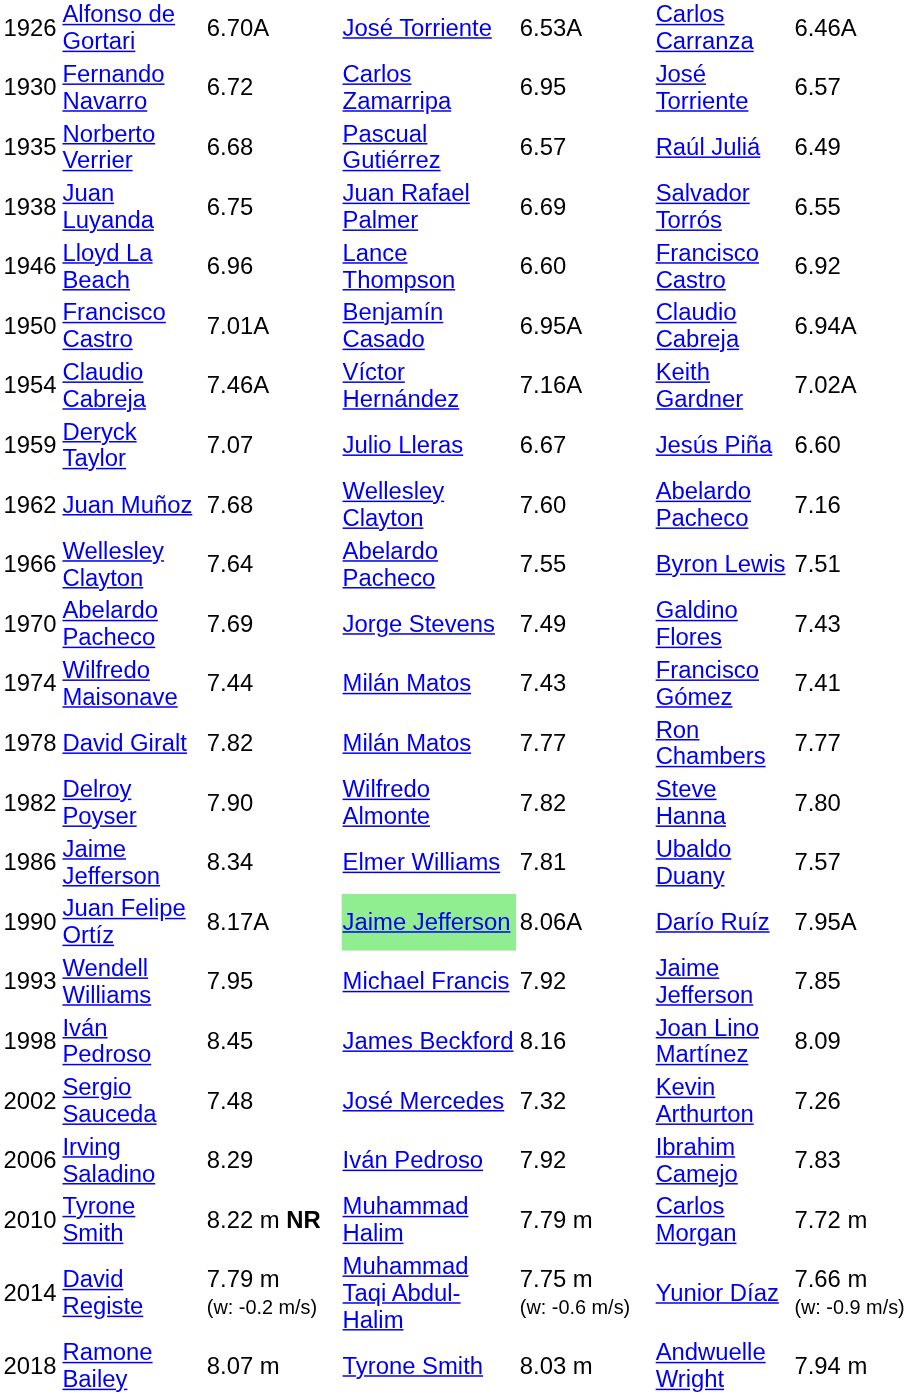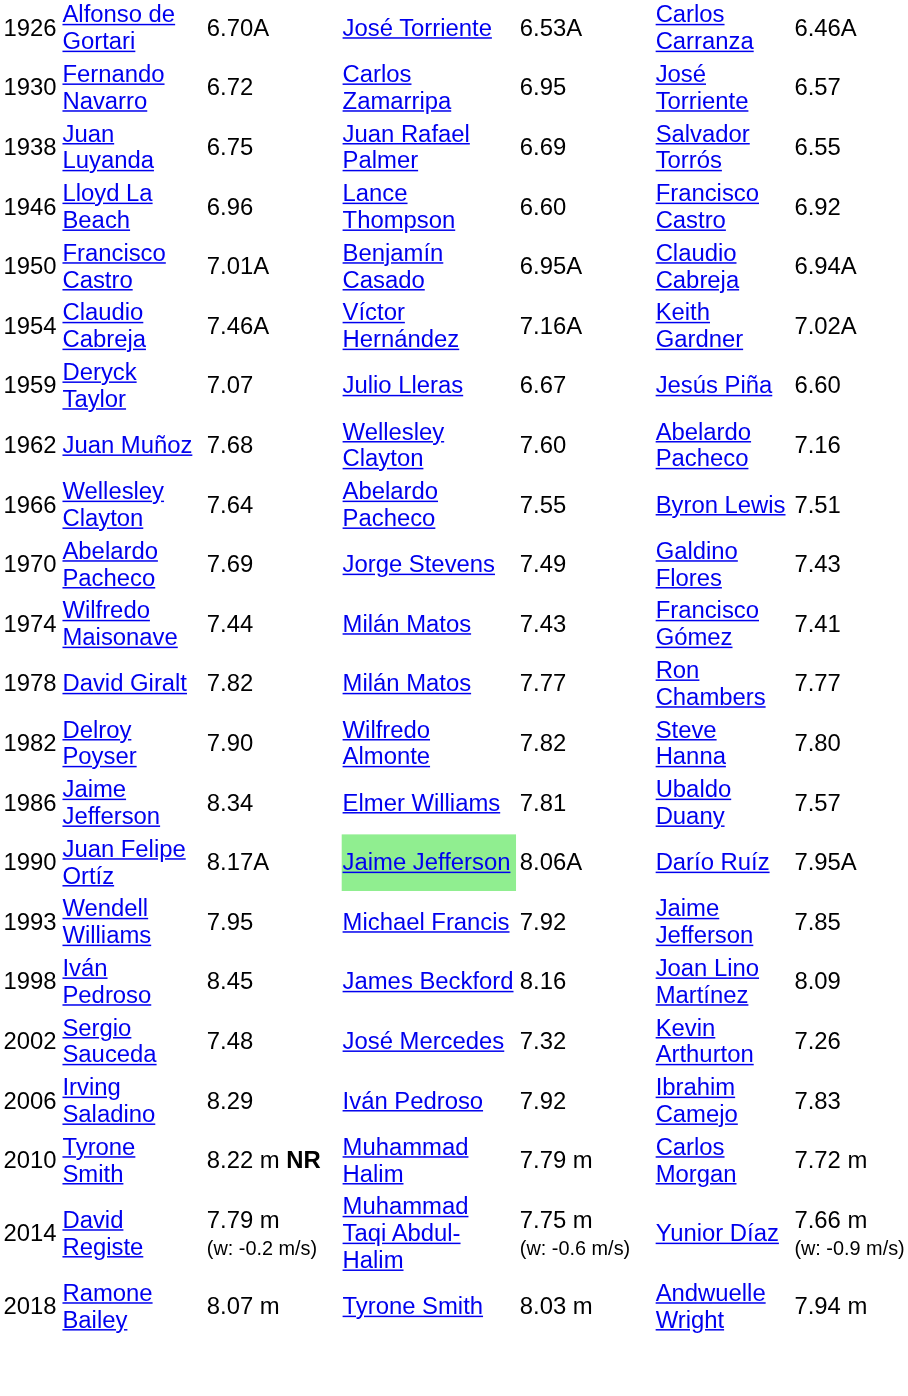- row: (109, 147)
